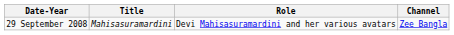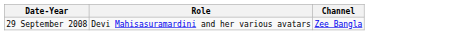- column: (132, 11)
